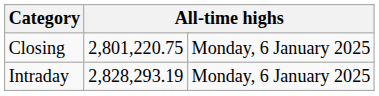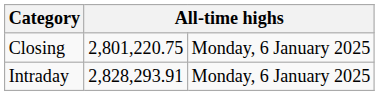(136, 76) 2,828,293.19 -> (136, 76) 2,828,293.91
